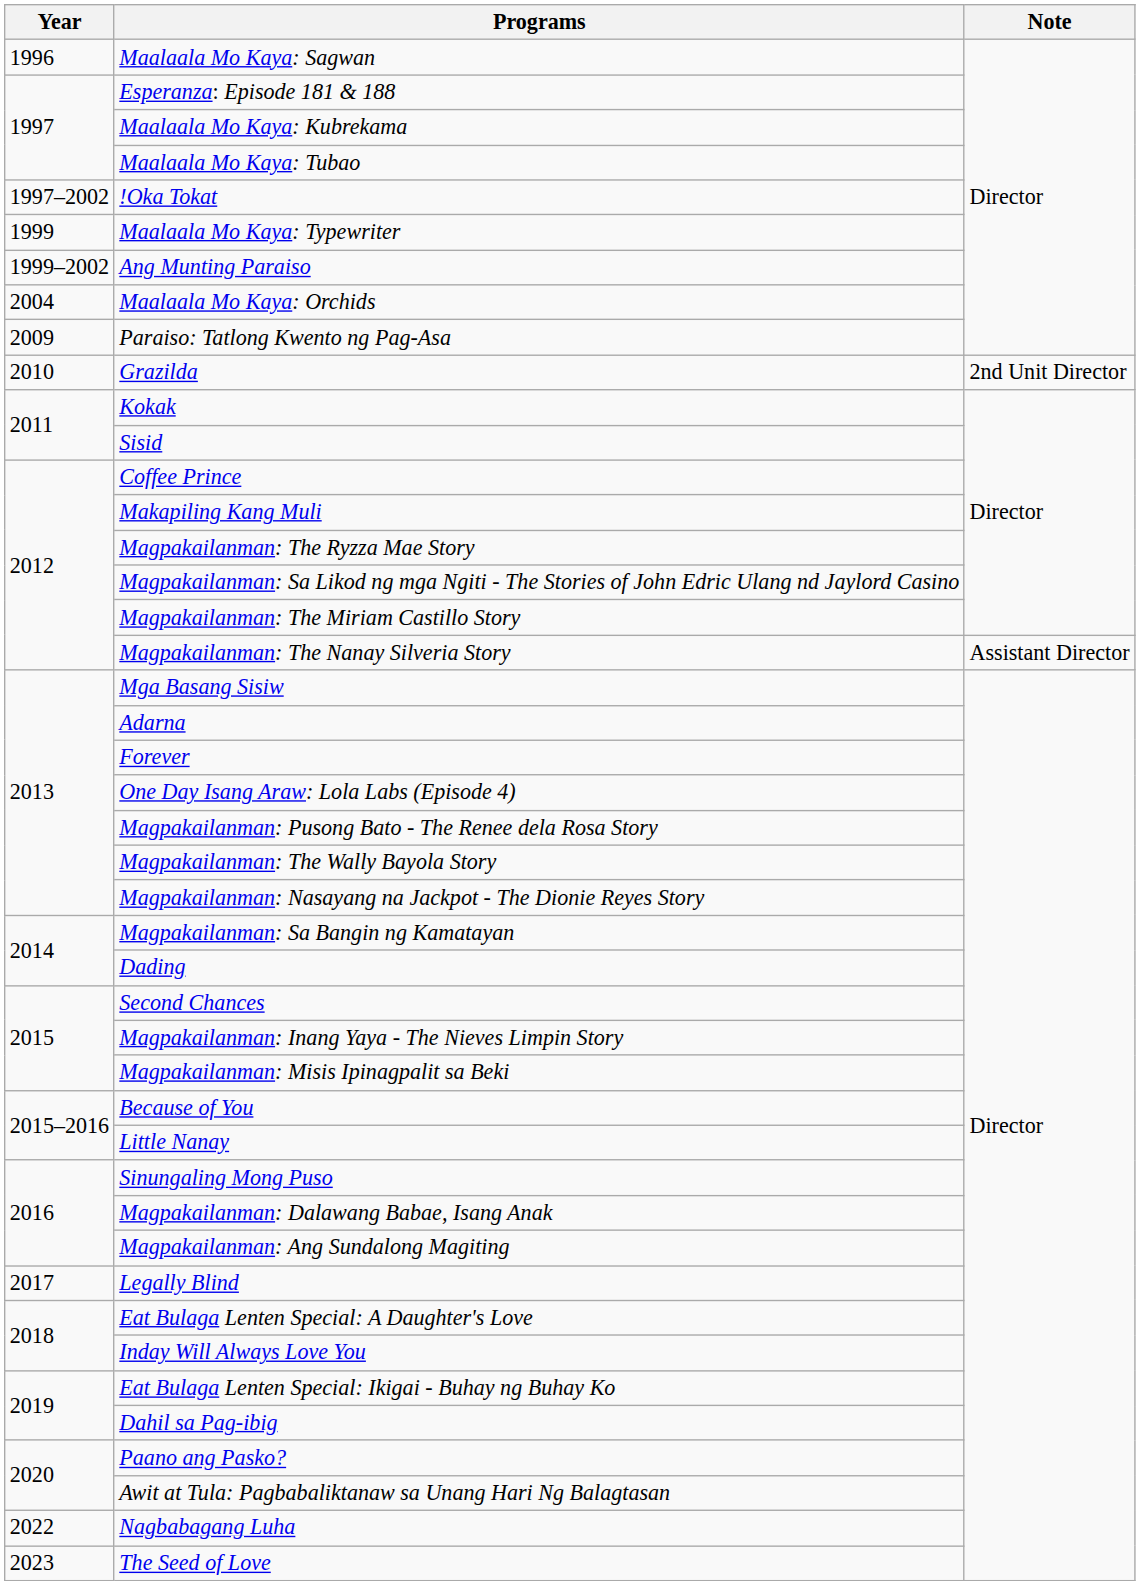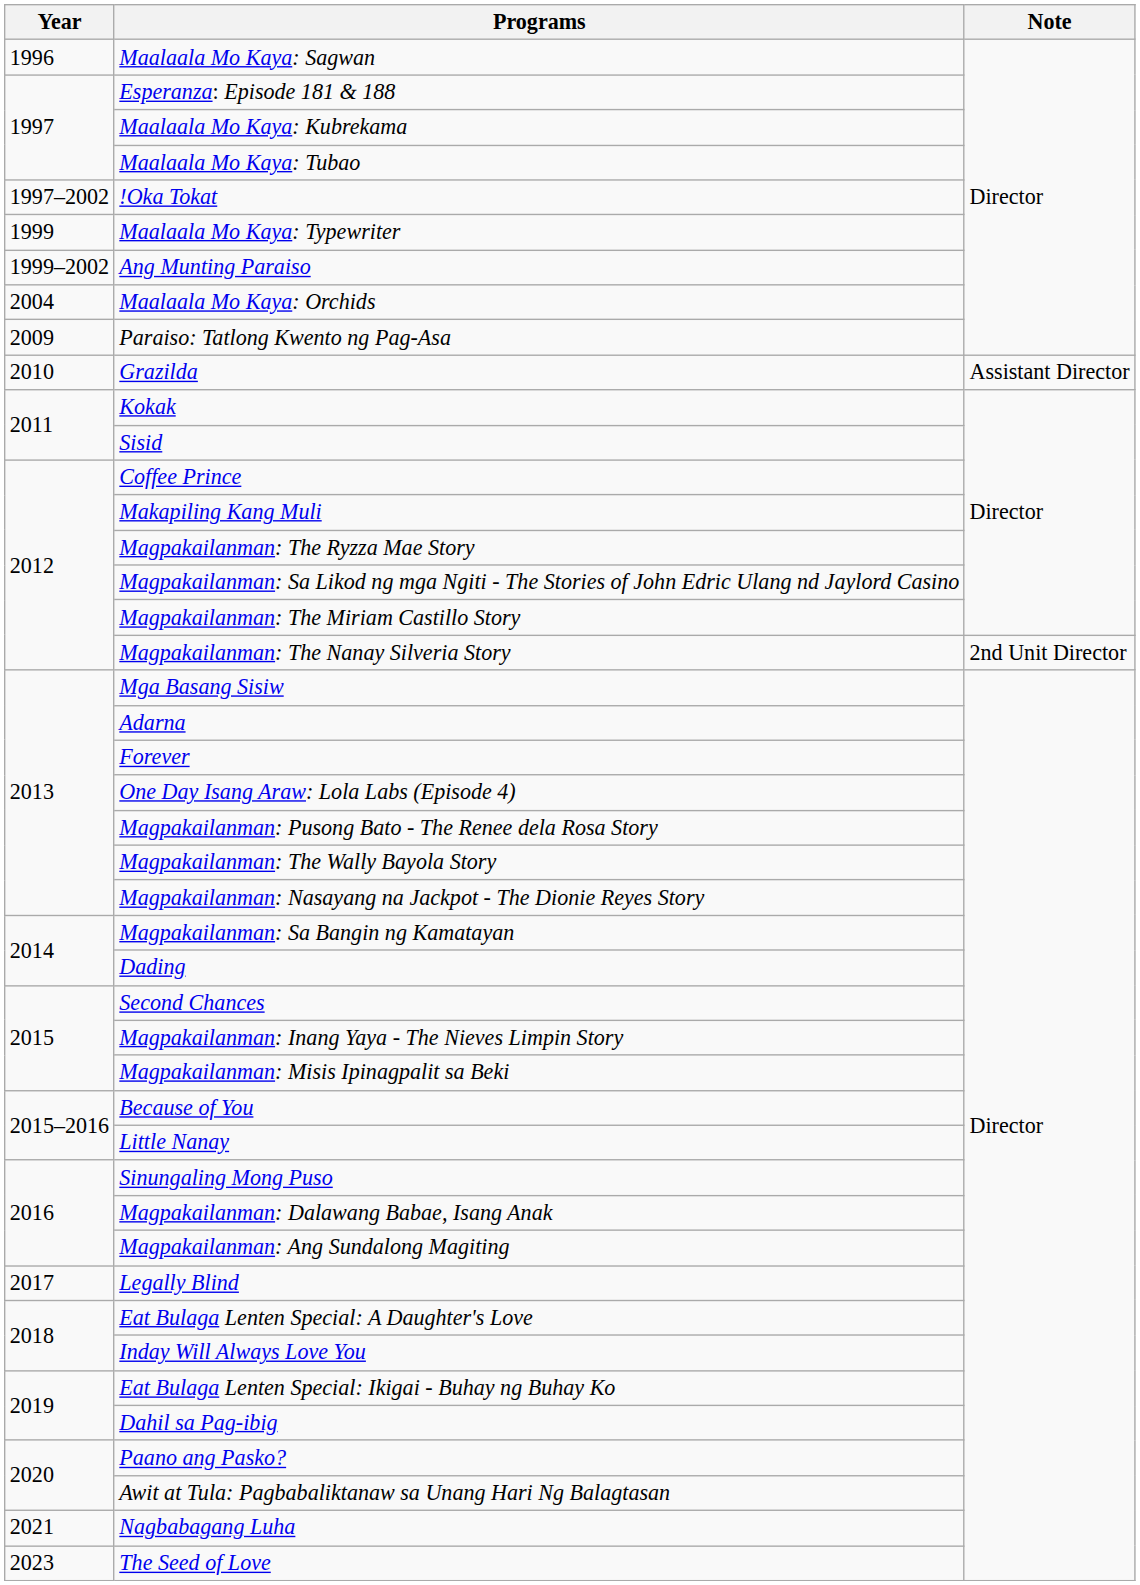(1048, 372) 2nd Unit Director -> (1050, 372) Assistant Director
(1050, 652) Assistant Director -> (1048, 652) 2nd Unit Director
(32, 1527) 2022 -> (32, 1527) 2021
